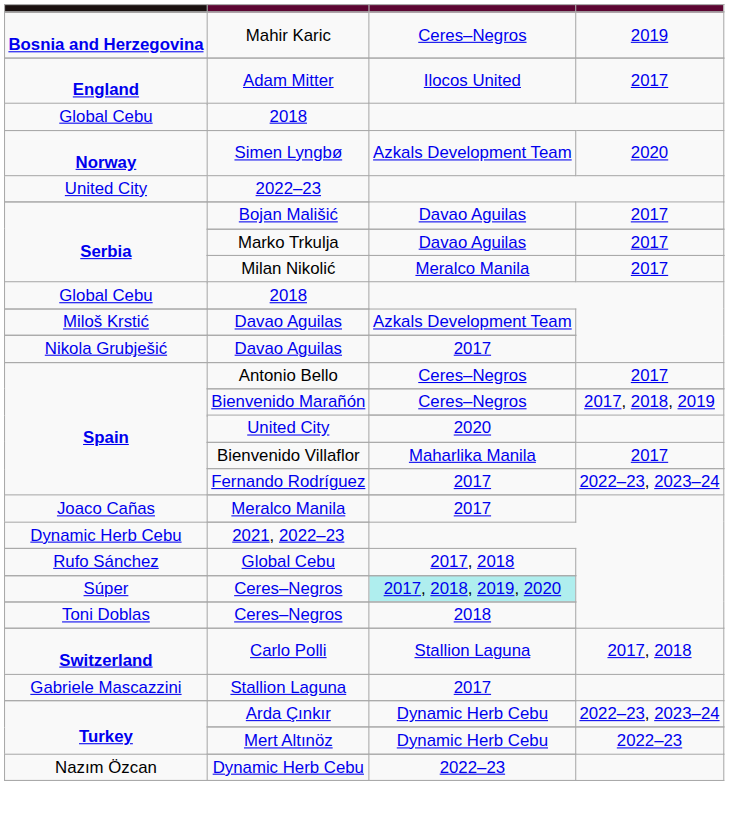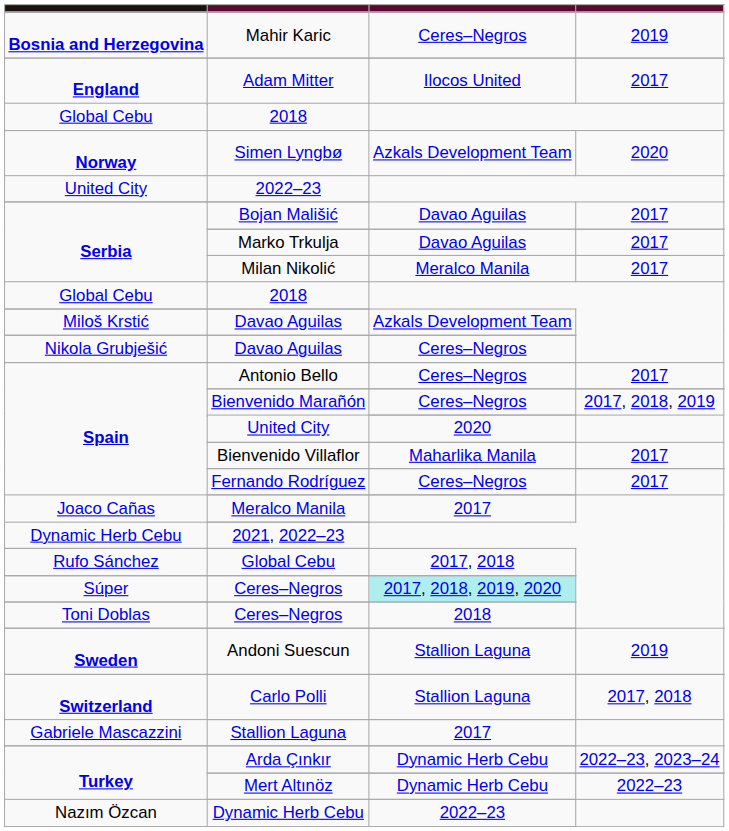(472, 348) 2017 -> (472, 348) Ceres–Negros
(472, 481) 2017 -> (472, 481) Ceres–Negros
(650, 481) 2022–23, 2023–24 -> (650, 481) 2017
+ row: (106, 660)
